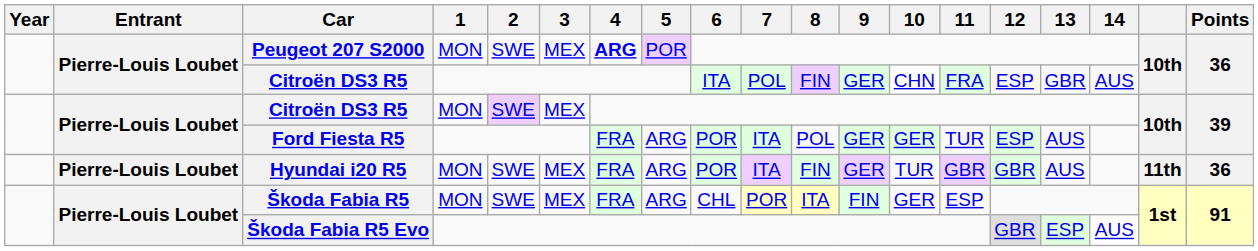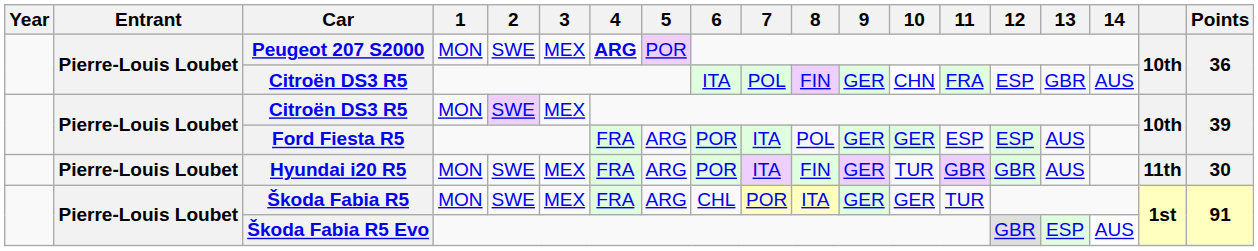(965, 139) TUR -> (965, 139) ESP
(1220, 169) 36 -> (1220, 169) 30
(864, 199) FIN -> (864, 199) GER
(965, 199) ESP -> (965, 199) TUR
